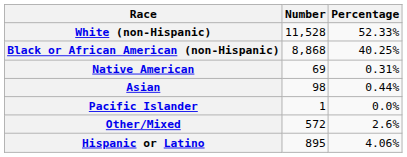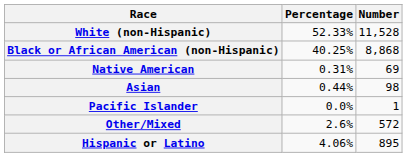columns swapped: (305, 14) <-> (365, 14)
